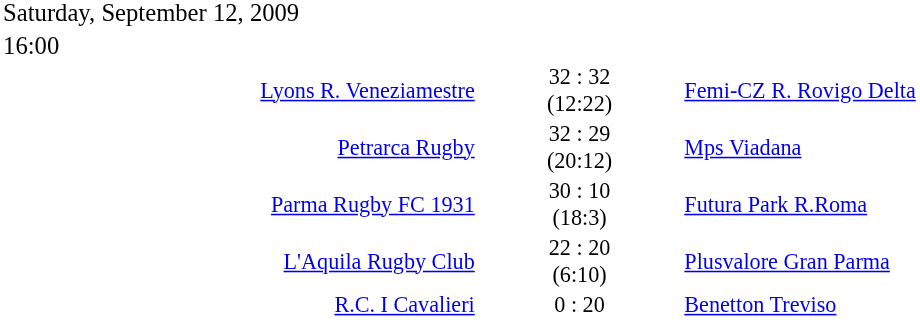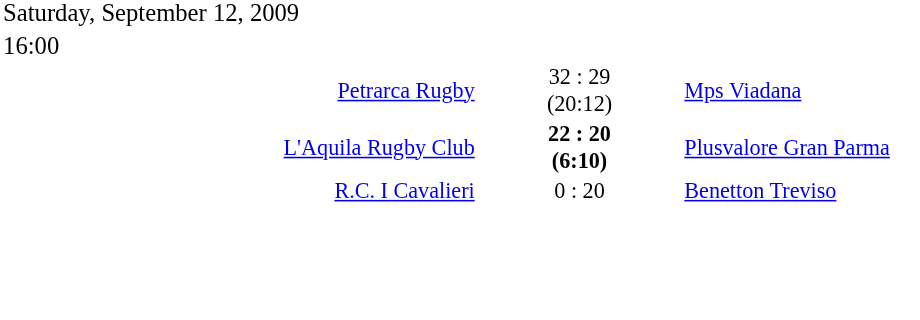- row: (368, 90)
- row: (373, 204)
(580, 261) normal -> (580, 147) bold
